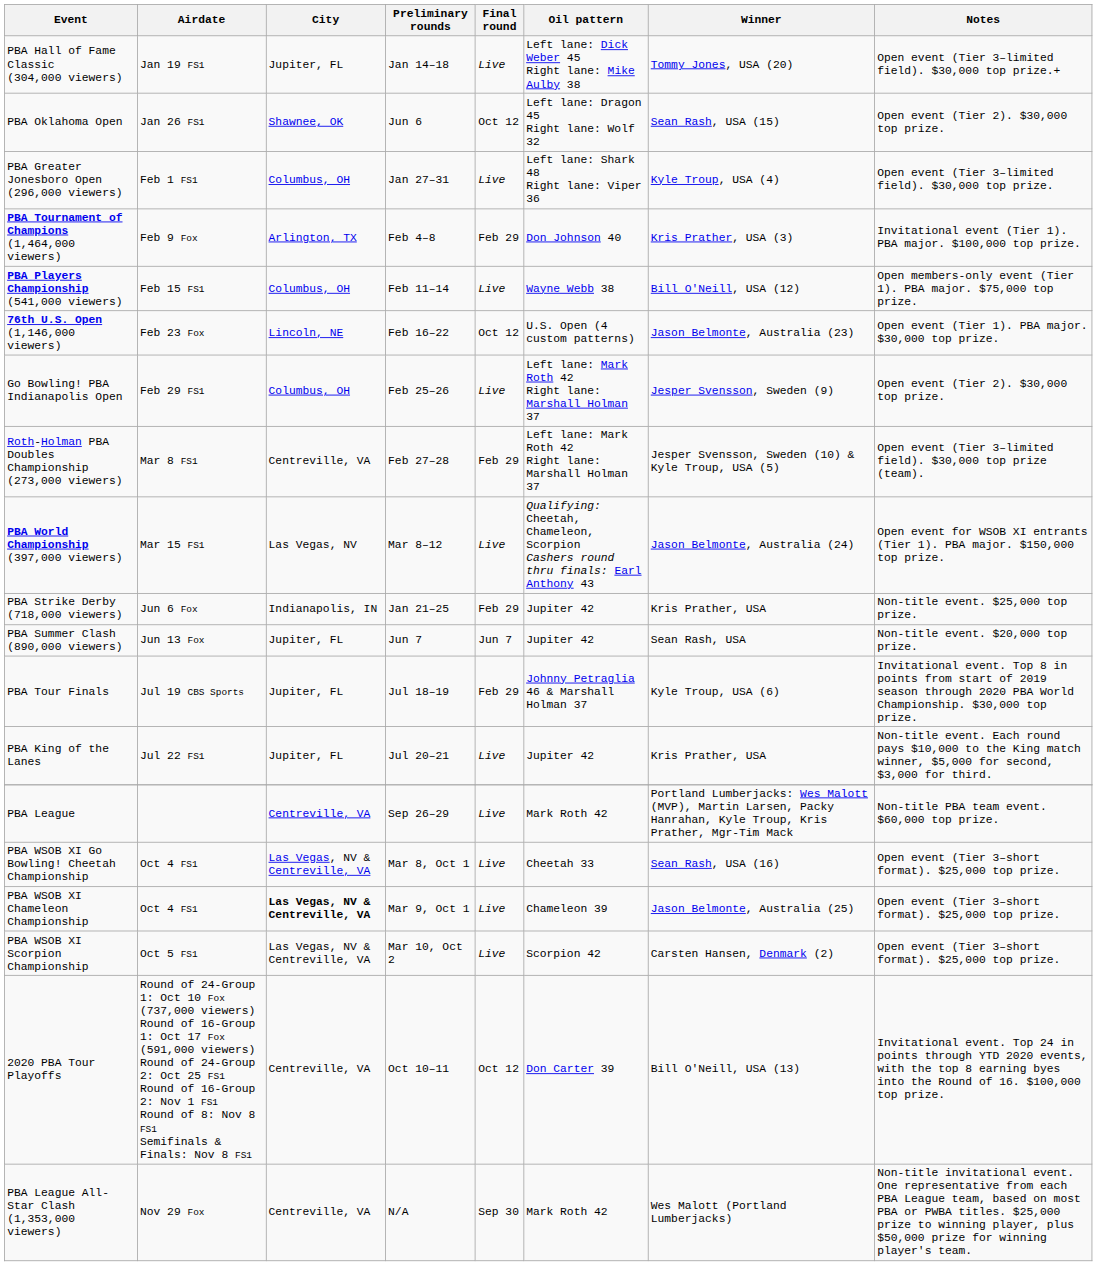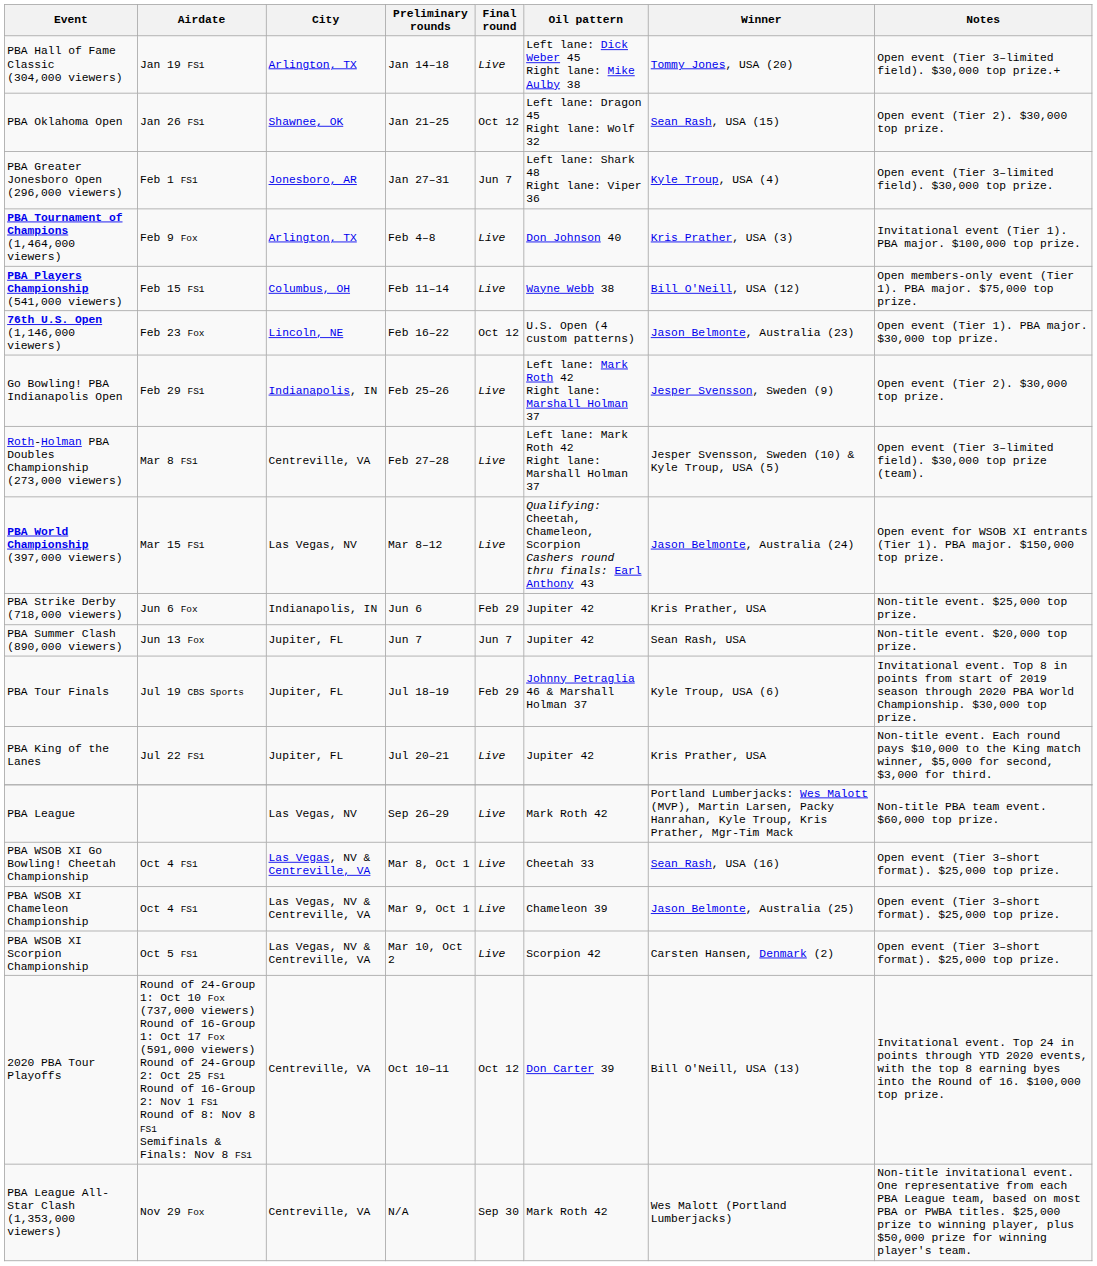(306, 65) Jupiter, FL -> (313, 65) Arlington, TX
(405, 122) Jun 6 -> (419, 122) Jan 21–25
(309, 180) Columbus, OH -> (313, 180) Jonesboro, AR
(492, 180) Live -> (495, 180) Jun 7
(499, 237) Feb 29 -> (492, 237) Live
(309, 391) Columbus, OH -> (323, 391) Indianapolis, IN
(499, 461) Feb 29 -> (492, 461) Live
(419, 609) Jan 21–25 -> (405, 609) Jun 6
(319, 813) Centreville, VA -> (313, 813) Las Vegas, NV
(319, 909) bold -> (319, 909) normal
